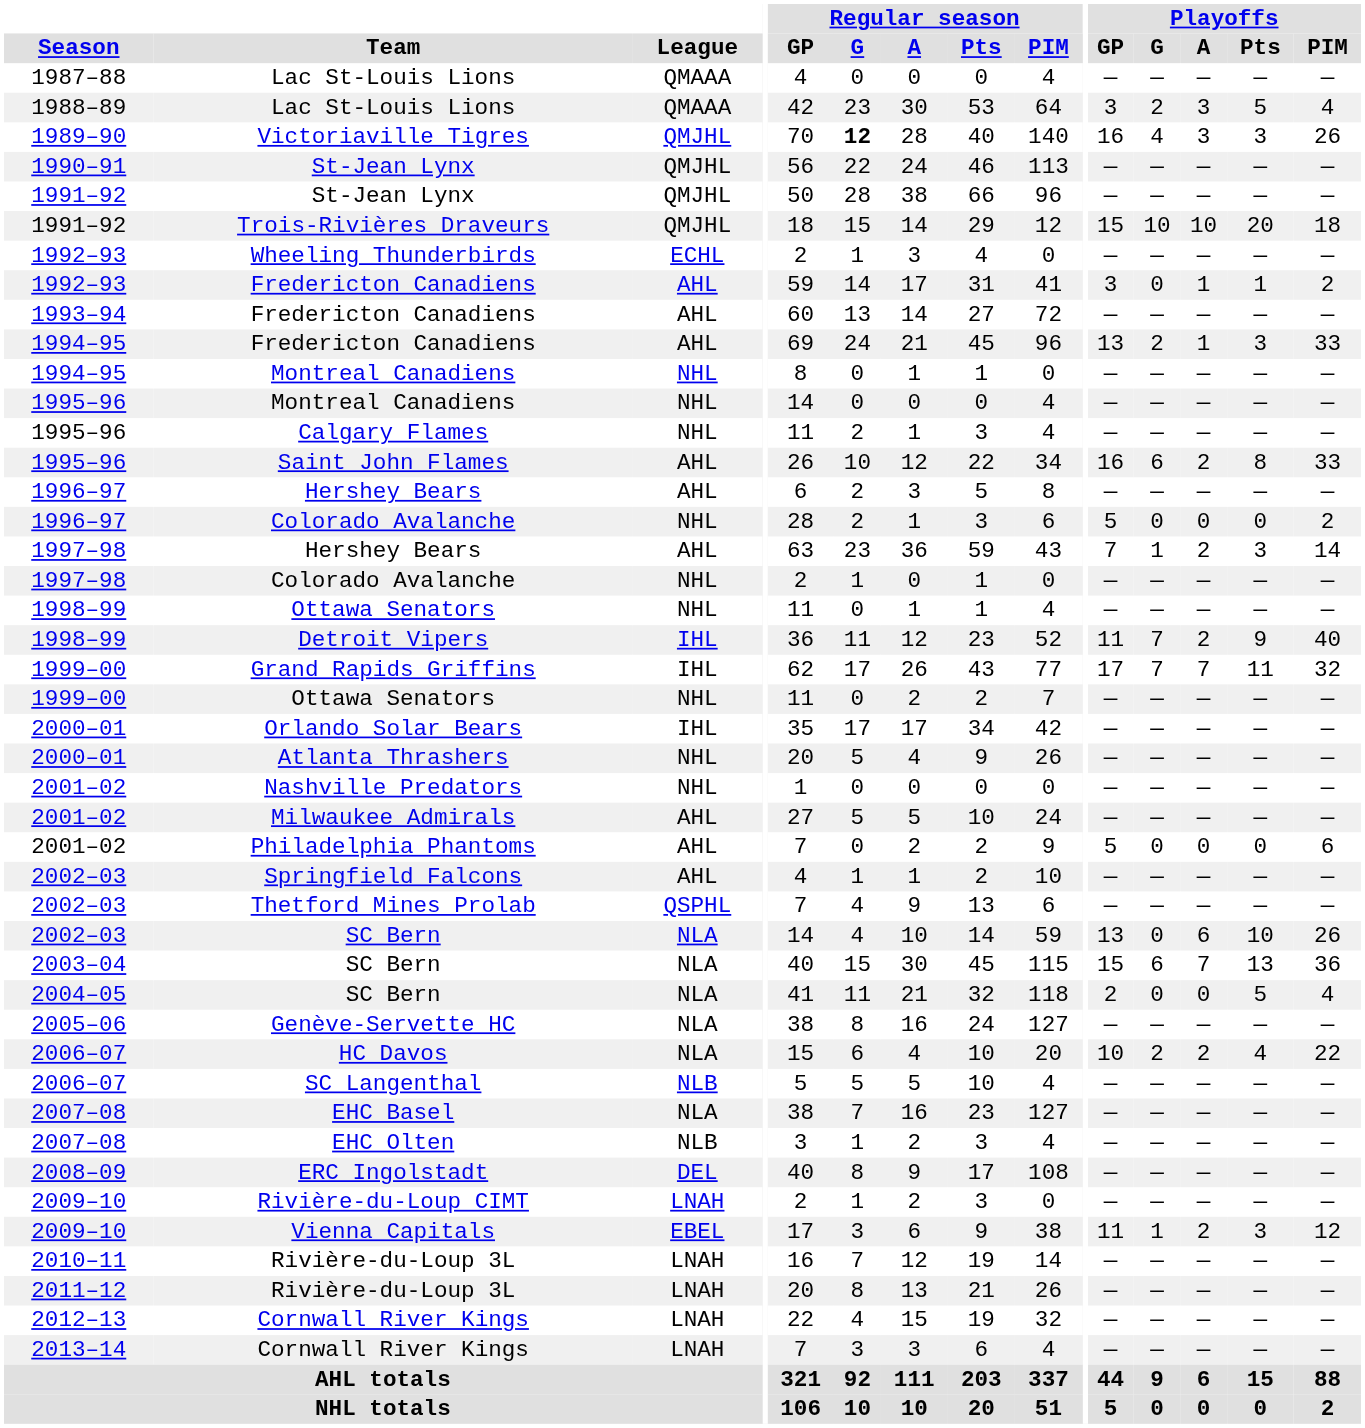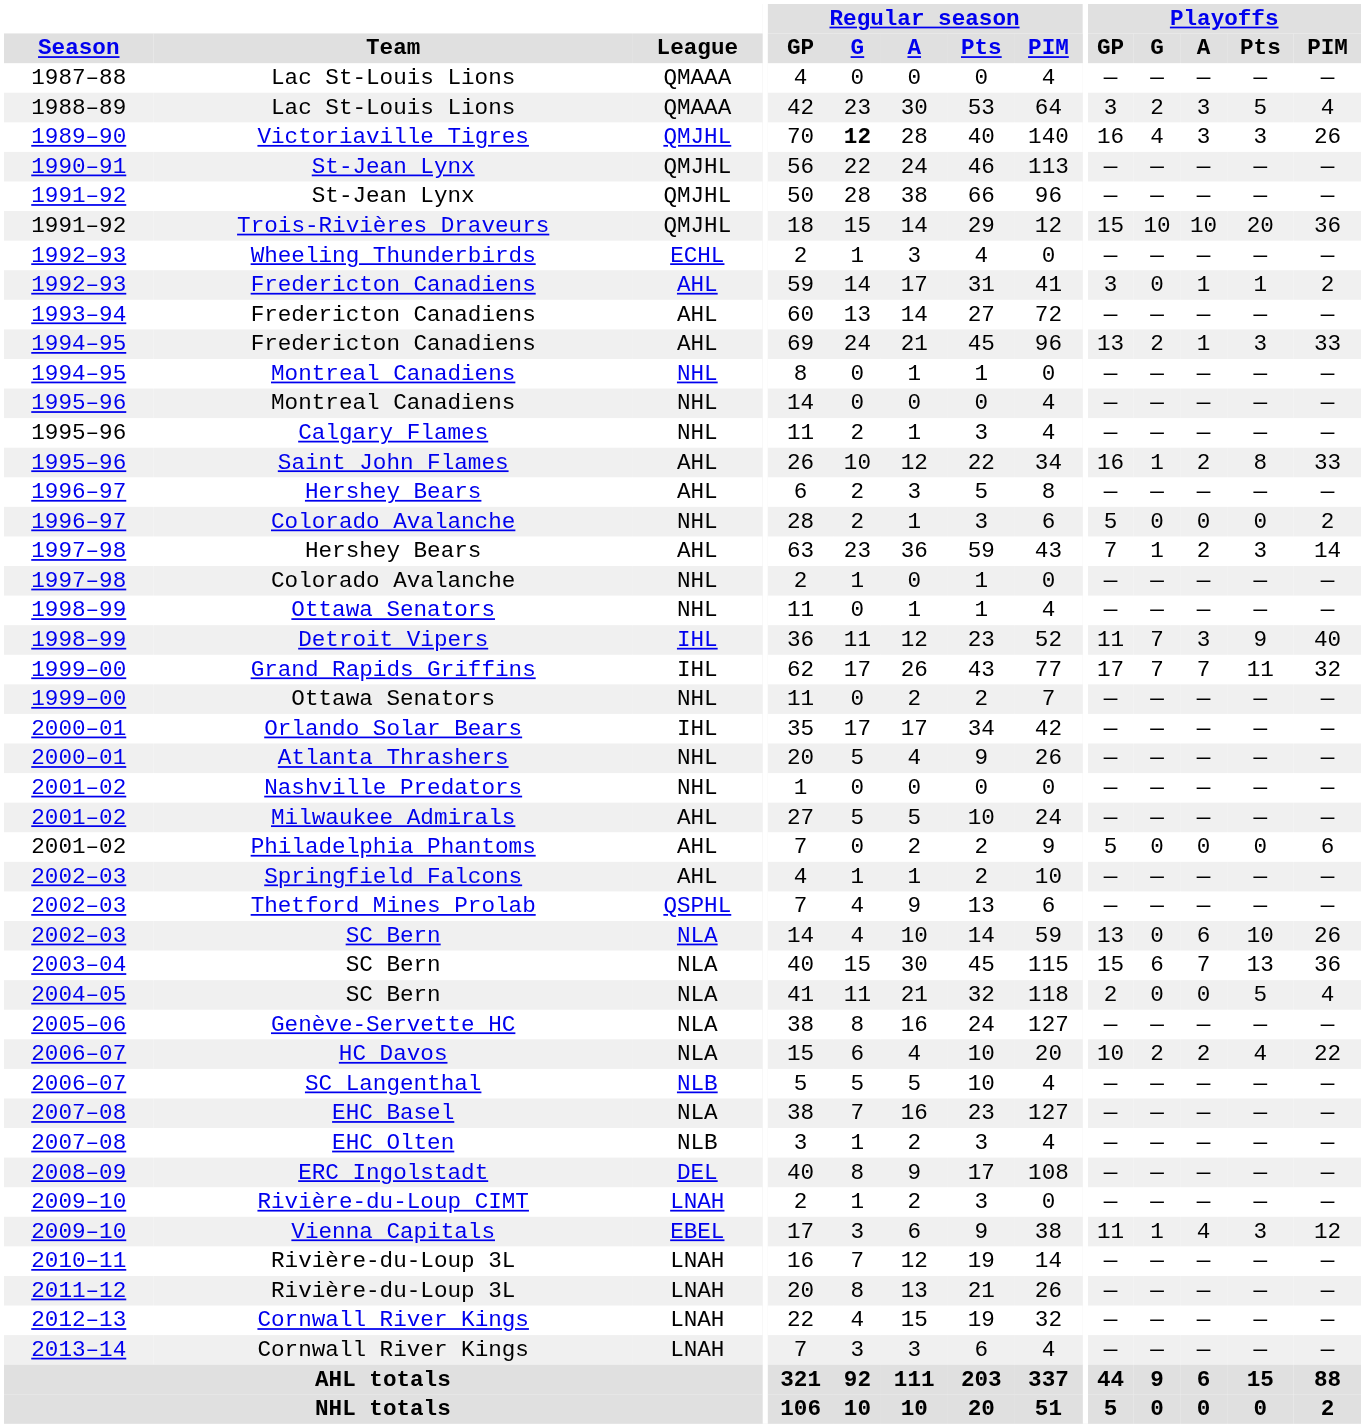(1328, 226) 18 -> (1328, 226) 36
(1157, 462) 6 -> (1157, 462) 1
(1204, 640) 2 -> (1204, 640) 3
(1204, 1232) 2 -> (1204, 1232) 4
